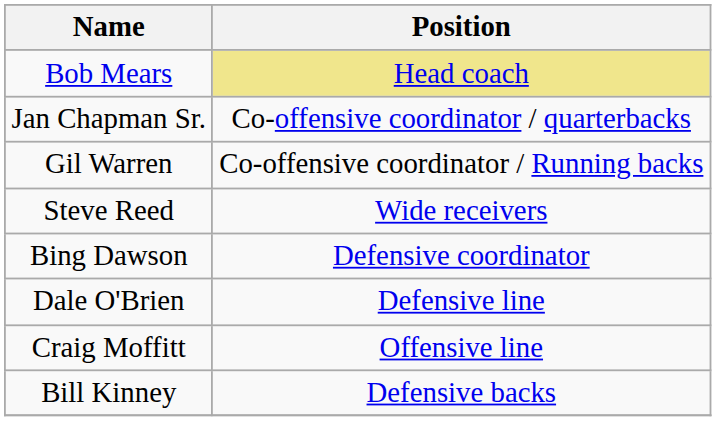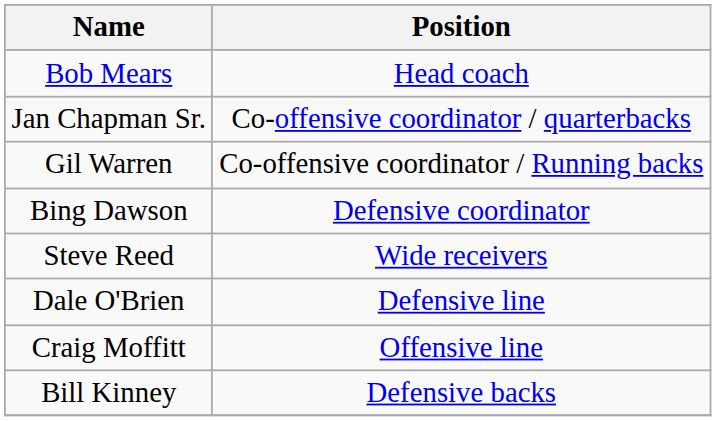(461, 73) khaki background -> (461, 73) no background
rows swapped: (109, 255) <-> (109, 210)
